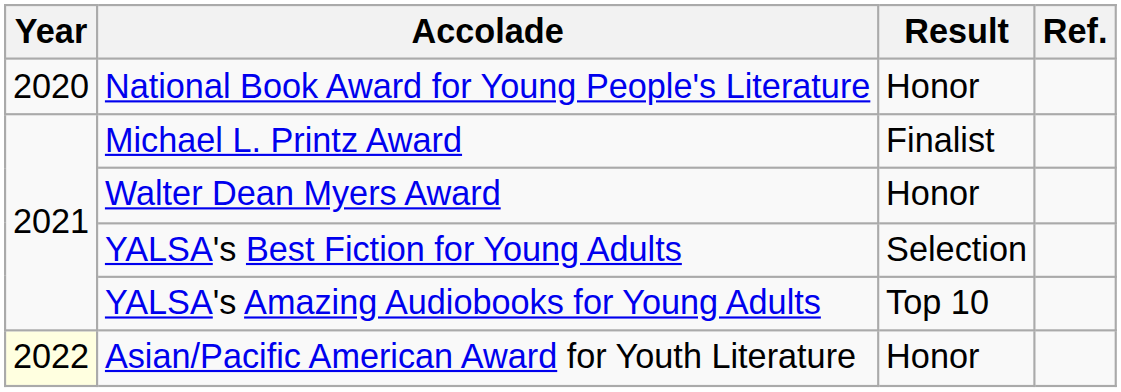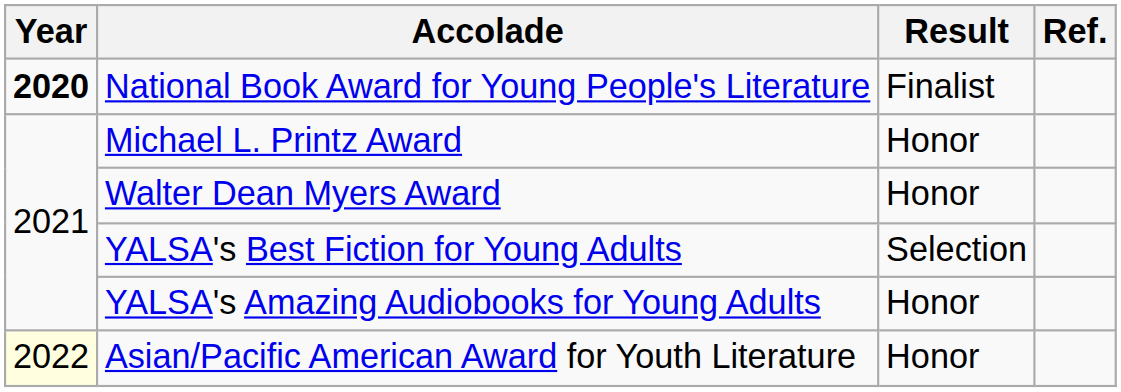(51, 85) normal -> (51, 85) bold
(933, 85) Honor -> (940, 85) Finalist
(940, 140) Finalist -> (933, 140) Honor
(938, 303) Top 10 -> (933, 303) Honor
